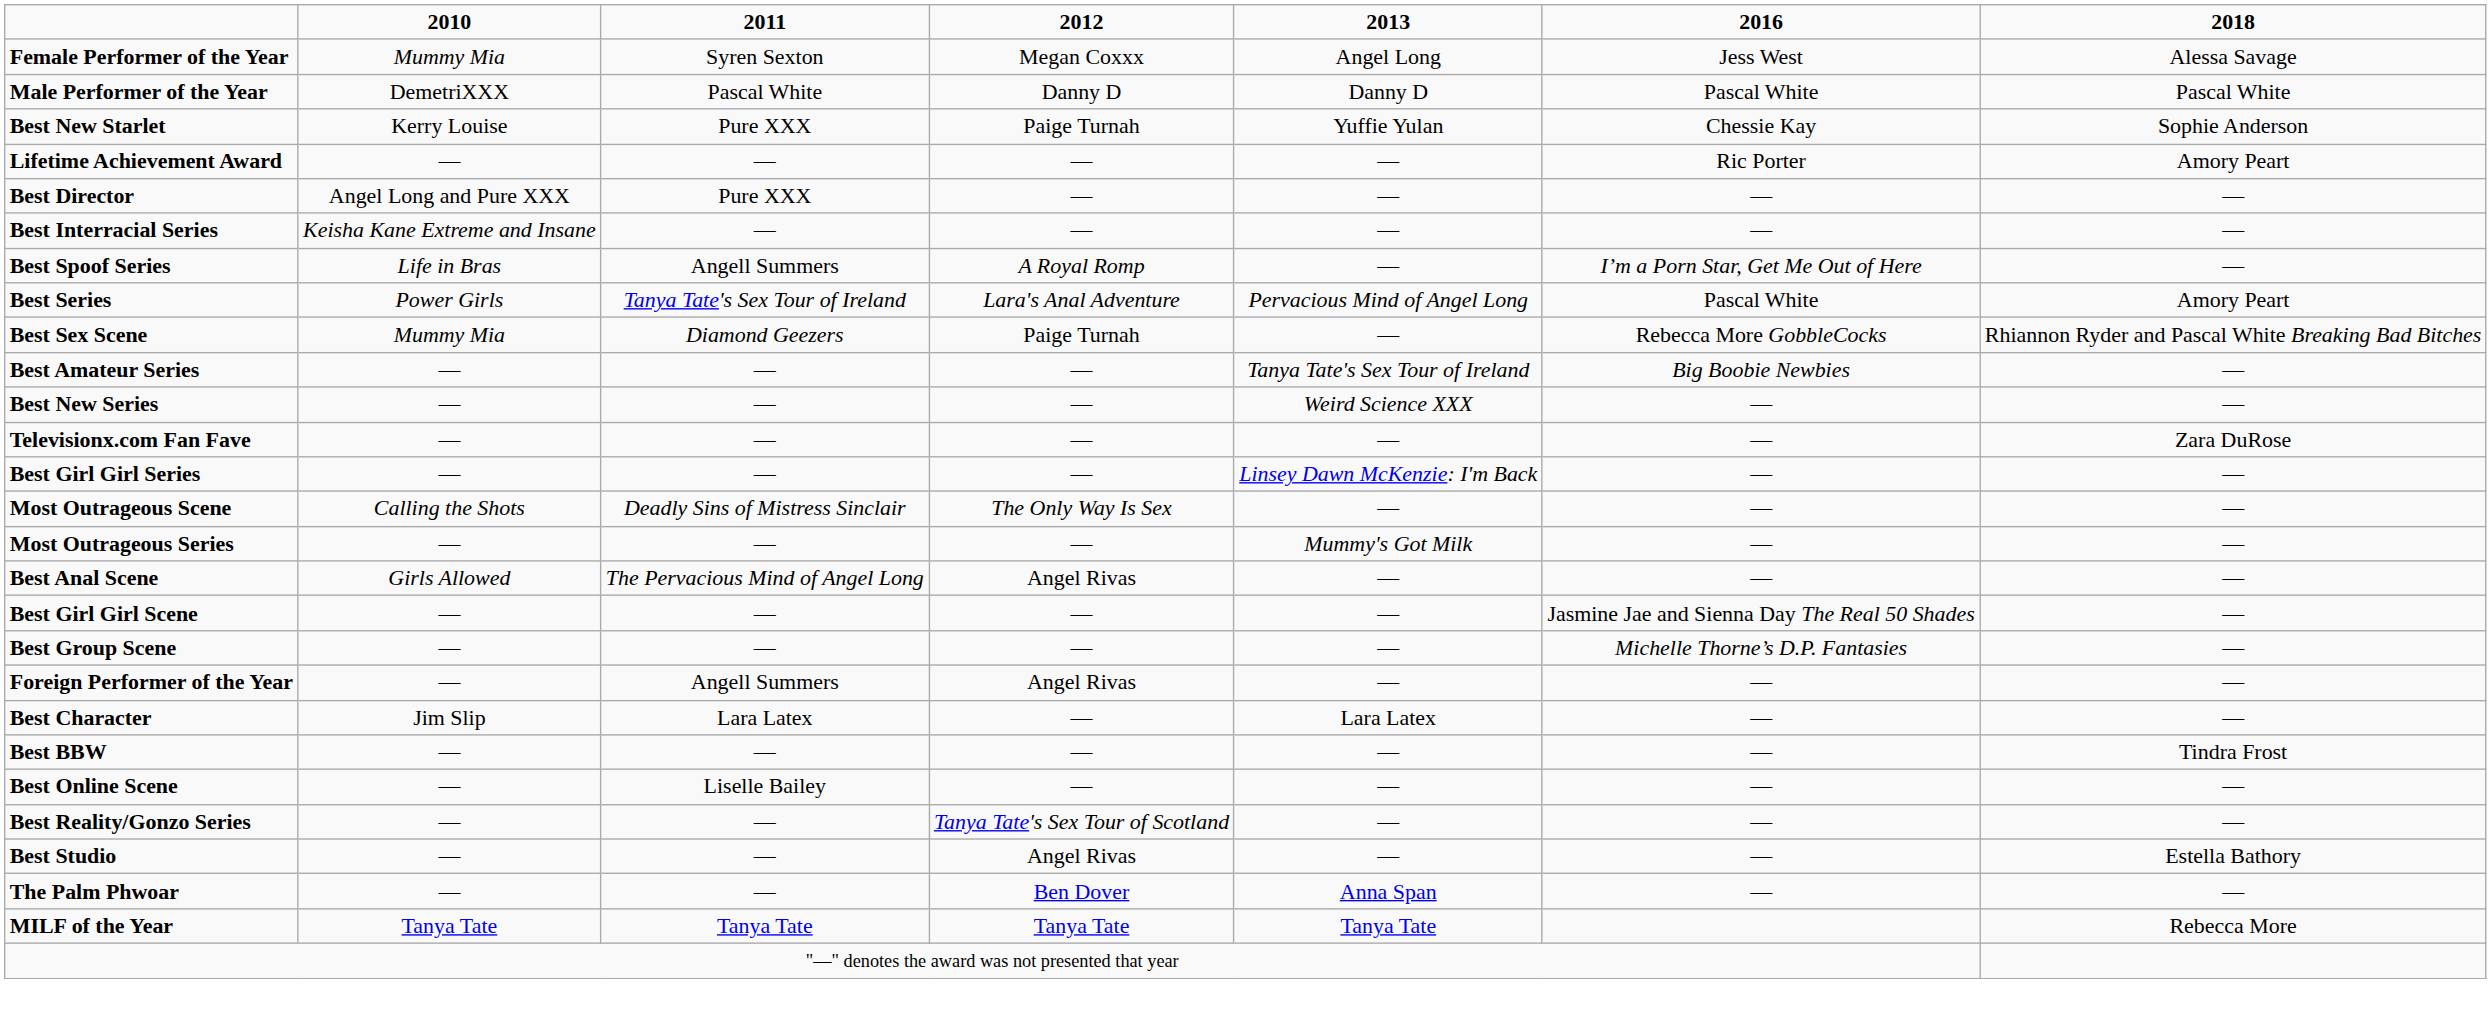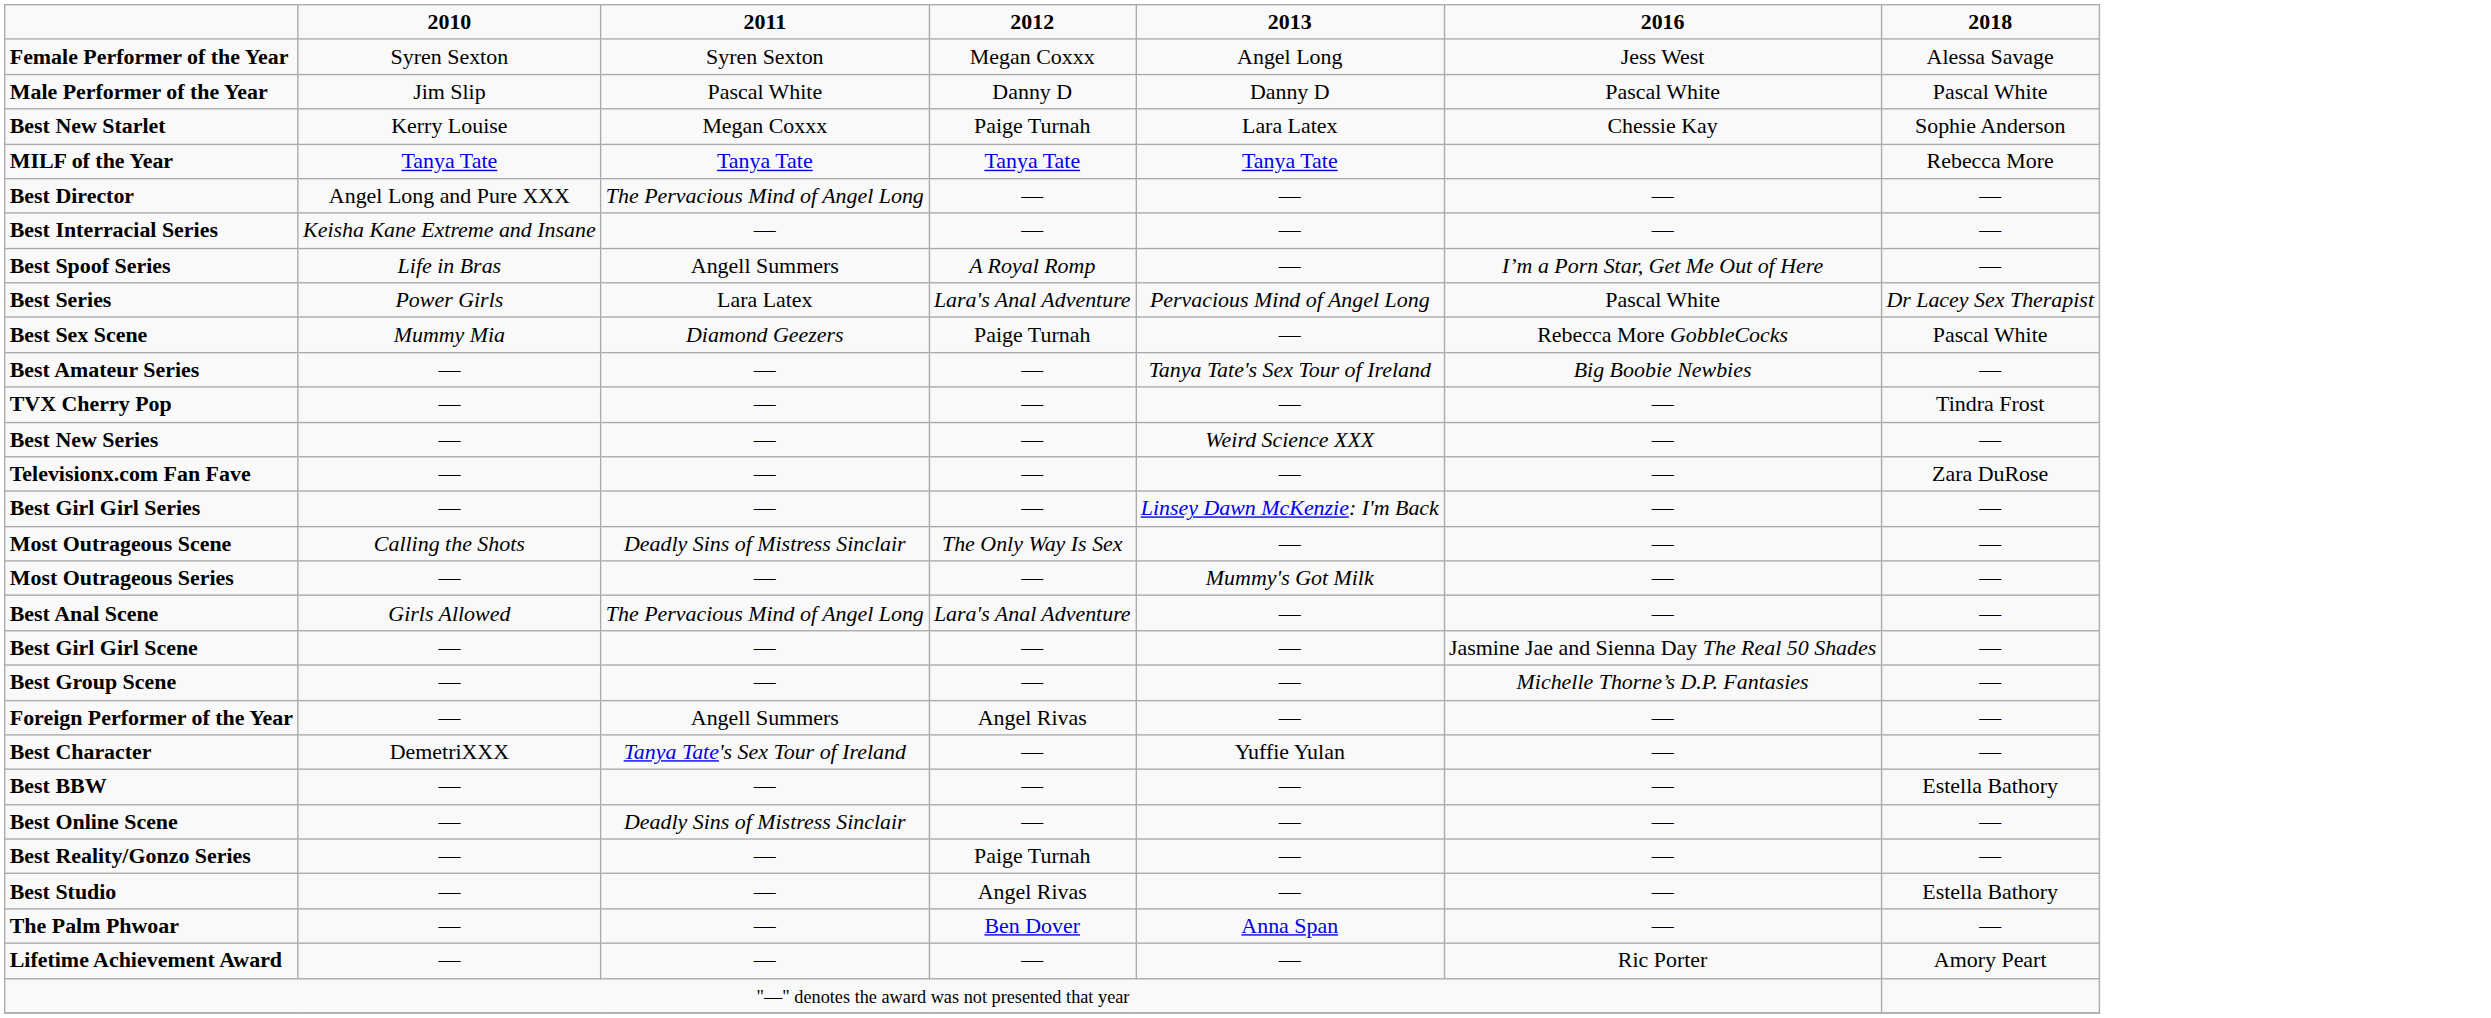(449, 56) Mummy Mia -> (449, 56) Syren Sexton
(449, 91) DemetriXXX -> (449, 91) Jim Slip
(765, 126) Pure XXX -> (765, 126) Megan Coxxx
(1388, 126) Yuffie Yulan -> (1290, 126) Lara Latex
rows swapped: (91, 925) <-> (146, 160)
(765, 195) Pure XXX -> (765, 195) The Pervacious Mind of Angel Long
(765, 299) Tanya Tate's Sex Tour of Ireland -> (765, 299) Lara Latex
(2233, 299) Amory Peart -> (1990, 299) Dr Lacey Sex Therapist
(2233, 334) Rhiannon Ryder and Pascal White Breaking Bad Bitches -> (1990, 334) Pascal White
+ row: (91, 404)
(1081, 578) Angel Rivas -> (1032, 612) Lara's Anal Adventure
(449, 717) Jim Slip -> (449, 751) DemetriXXX
(765, 717) Lara Latex -> (765, 751) Tanya Tate's Sex Tour of Ireland
(1388, 717) Lara Latex -> (1290, 751) Yuffie Yulan
(2233, 751) Tindra Frost -> (1990, 786) Estella Bathory
(765, 786) Liselle Bailey -> (765, 821) Deadly Sins of Mistress Sinclair
(1082, 821) Tanya Tate's Sex Tour of Scotland -> (1032, 856) Paige Turnah
